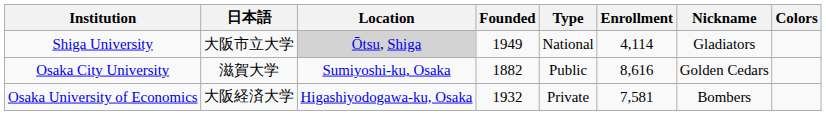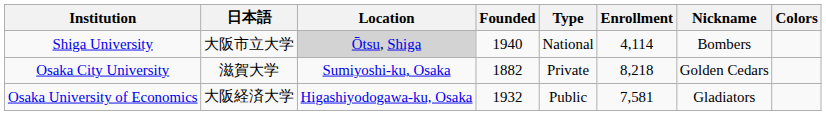(507, 44) 1949 -> (507, 44) 1940
(724, 44) Gladiators -> (724, 44) Bombers
(568, 70) Public -> (568, 70) Private
(637, 70) 8,616 -> (637, 70) 8,218
(568, 96) Private -> (568, 96) Public
(724, 96) Bombers -> (724, 96) Gladiators
